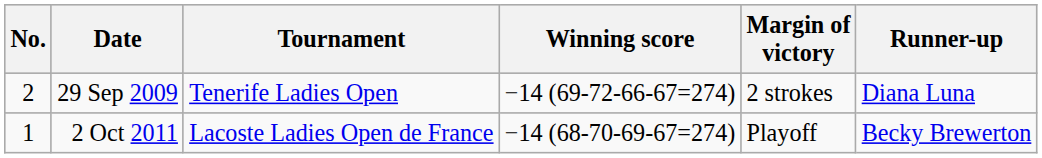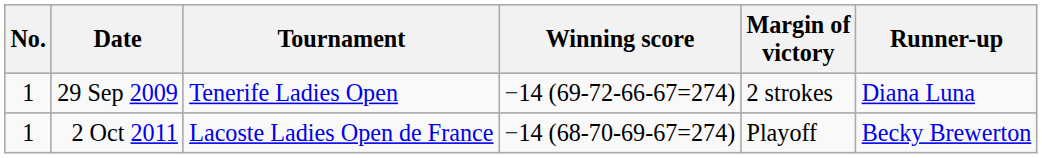(28, 93) 2 -> (28, 93) 1
